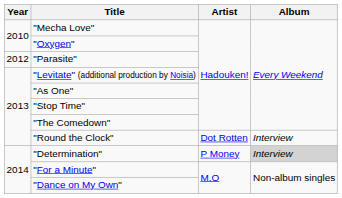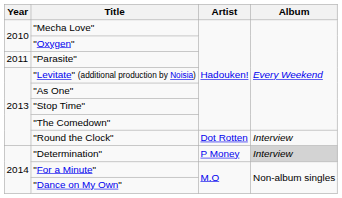(18, 59) 2012 -> (17, 59) 2011
